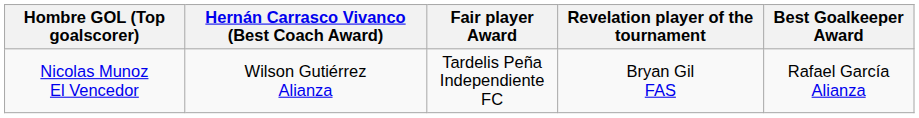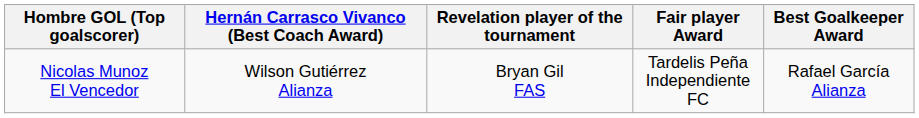columns swapped: (492, 26) <-> (660, 26)
